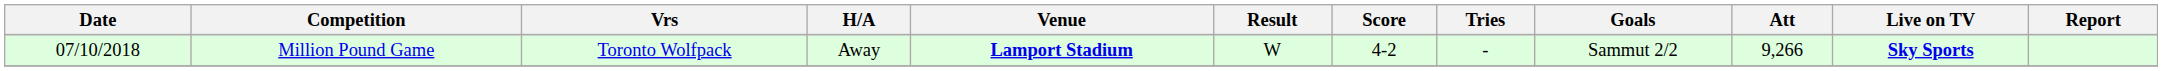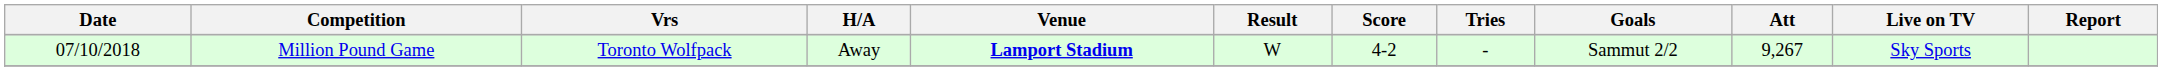(1782, 49) 9,266 -> (1782, 49) 9,267
(1931, 49) bold -> (1931, 49) normal
